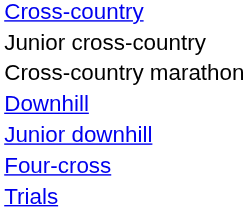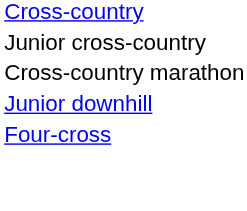- row: (47, 103)
- row: (31, 196)
